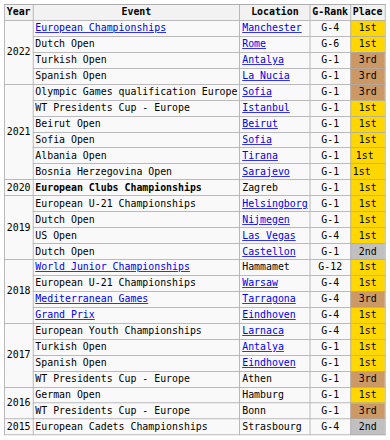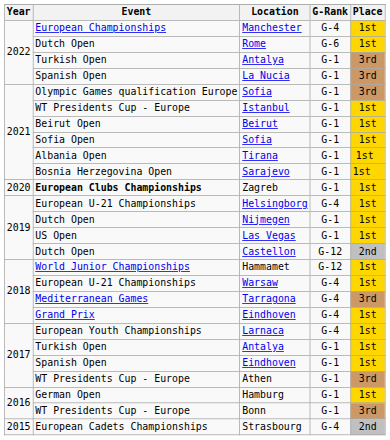(330, 204) G-1 -> (330, 204) G-4
(330, 236) G-4 -> (330, 236) G-1
(330, 252) G-1 -> (330, 252) G-12
